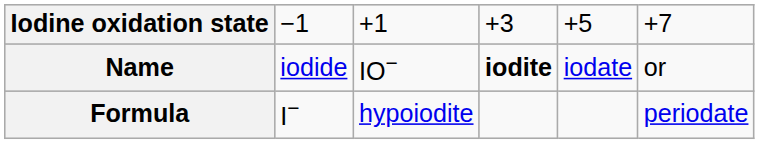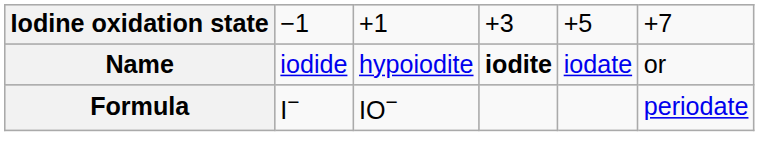(378, 67) IO− -> (416, 64) hypoiodite
(416, 114) hypoiodite -> (378, 107) IO−
